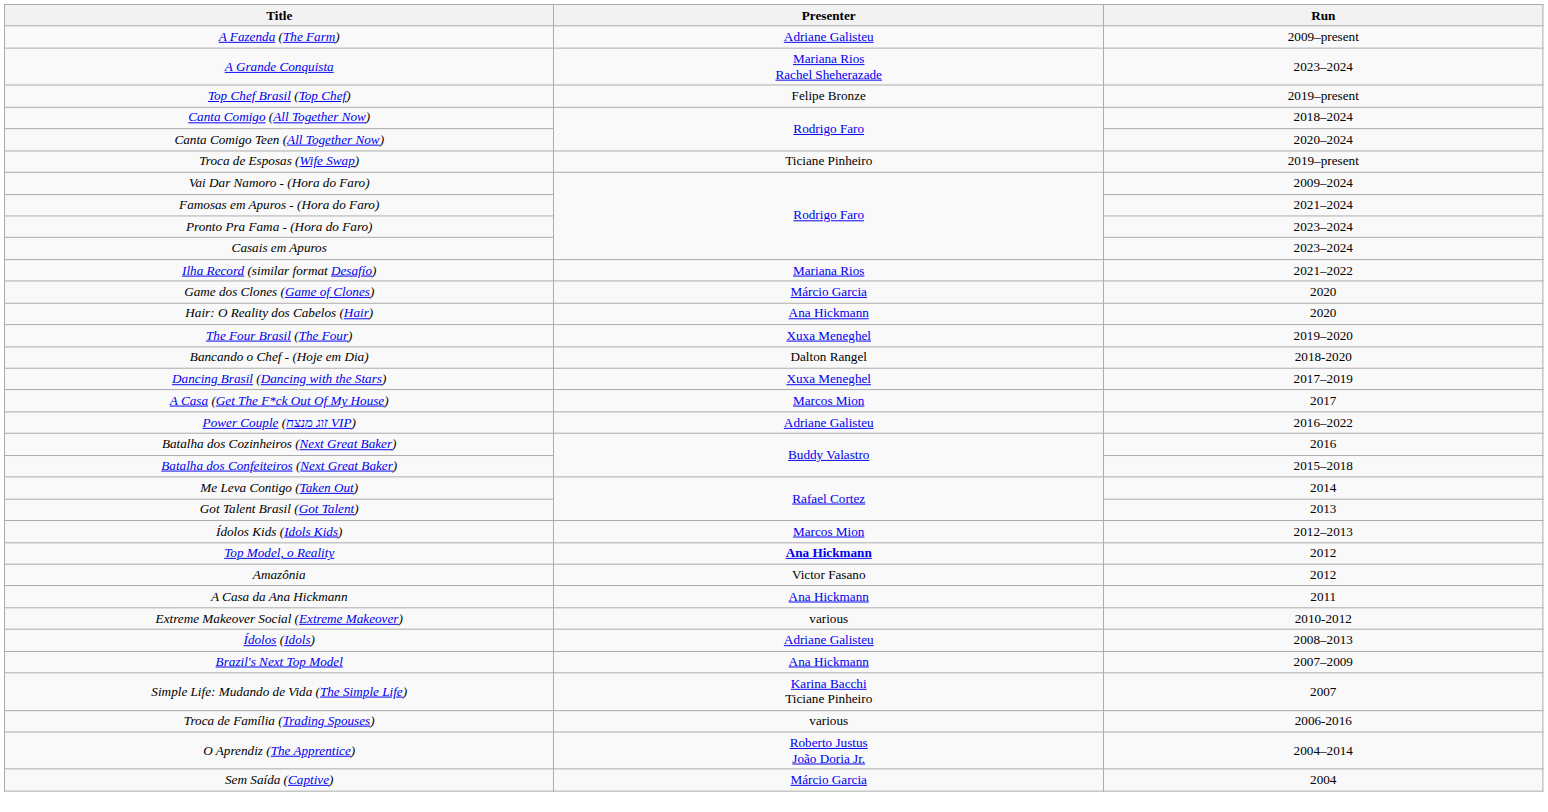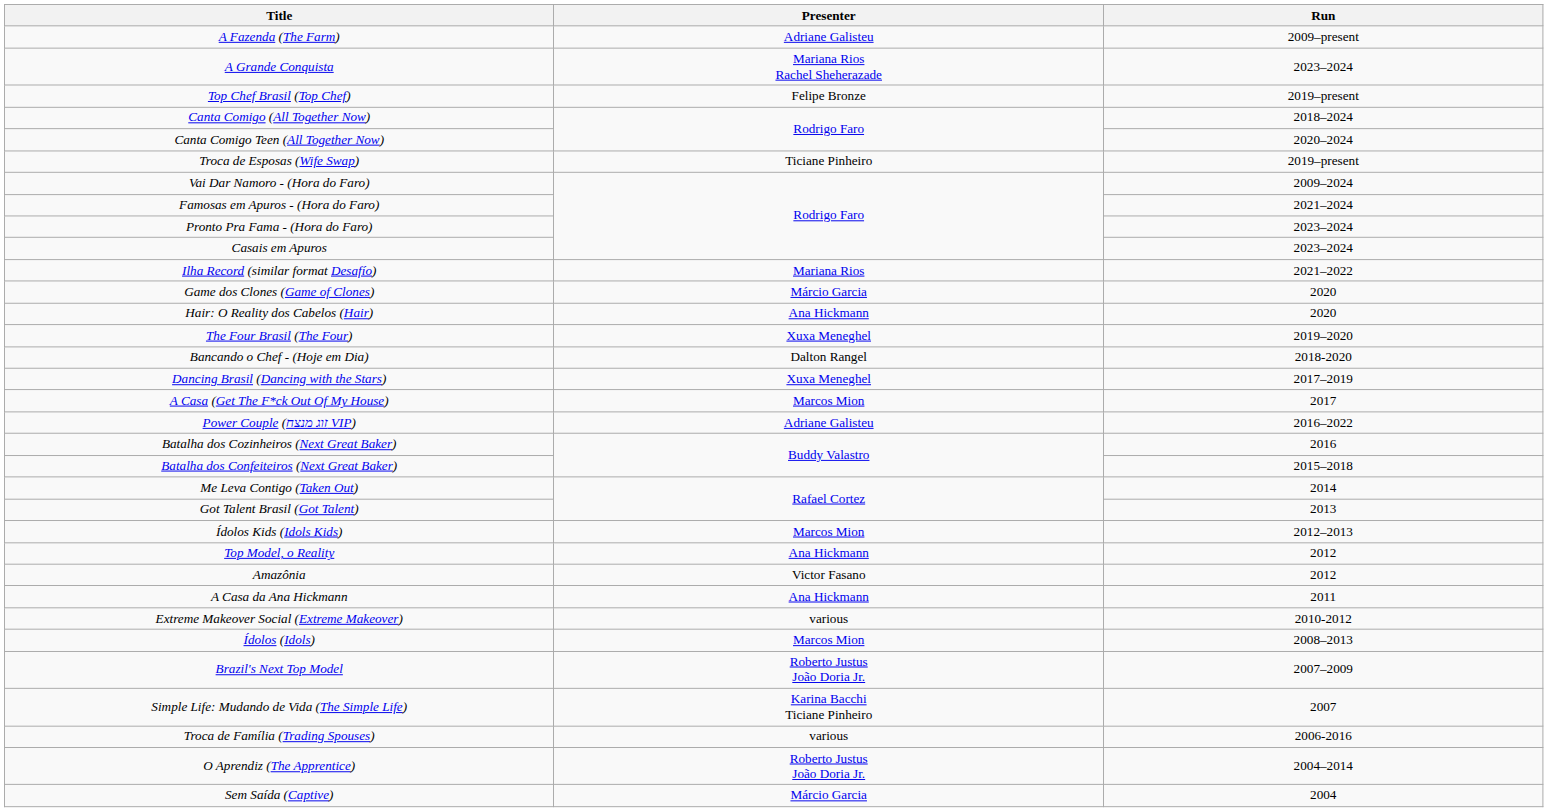(829, 552) bold -> (829, 552) normal
(829, 639) Adriane Galisteu -> (829, 639) Marcos Mion
(829, 661) Ana Hickmann -> (829, 669) Roberto Justus João Doria Jr.
